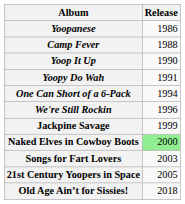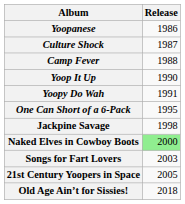+ row: (73, 45)
(167, 93) 1994 -> (167, 110) 1995
- row: (73, 110)
(167, 126) 1999 -> (167, 126) 1998
